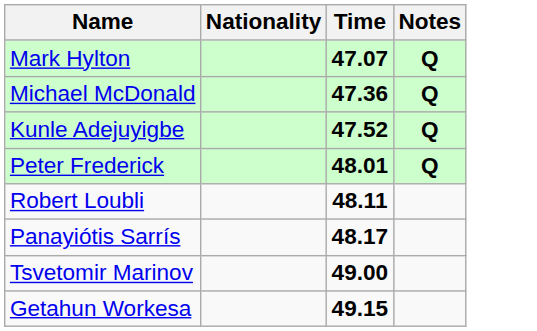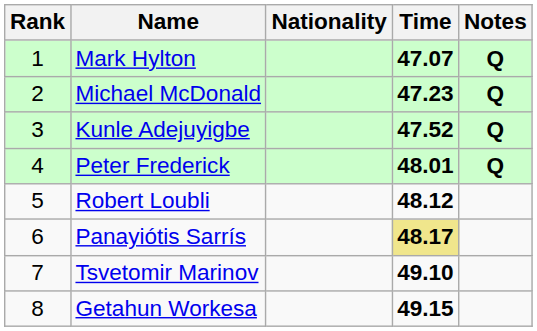+ column: (37, 22)
(360, 93) 47.36 -> (425, 93) 47.23
(360, 201) 48.11 -> (425, 201) 48.12
(360, 237) no background -> (425, 237) khaki background
(360, 272) 49.00 -> (425, 272) 49.10
